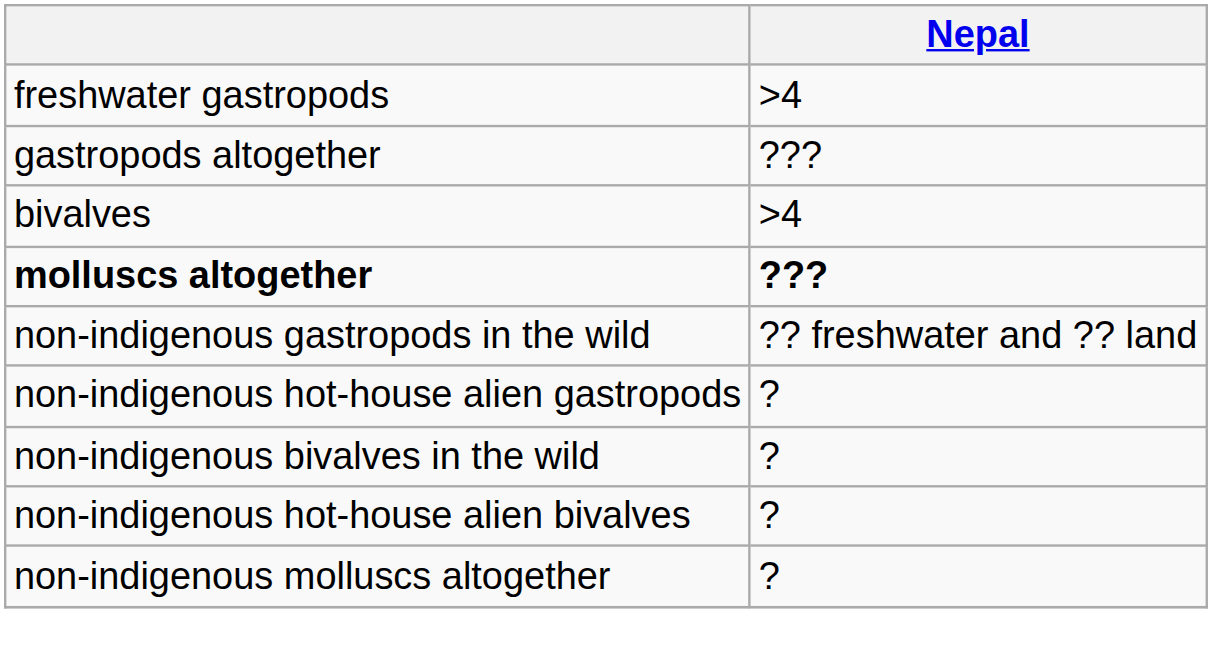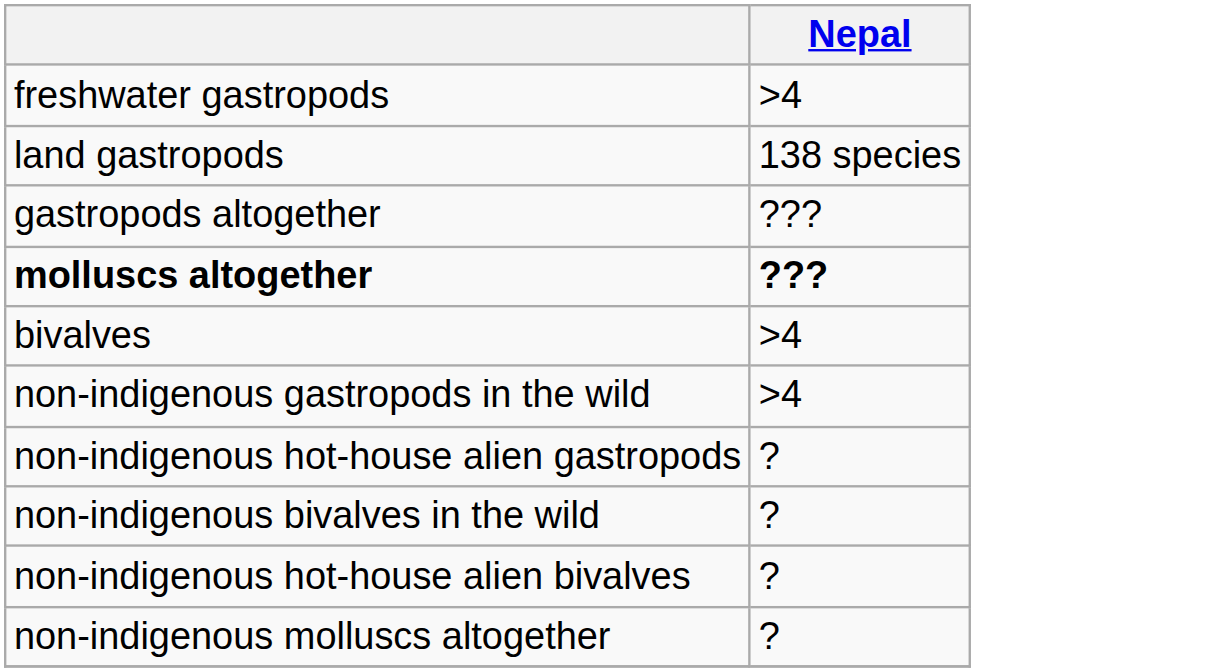+ row: (149, 154)
rows swapped: (82, 214) <-> (193, 275)
(978, 335) ?? freshwater and ?? land -> (780, 395) >4
